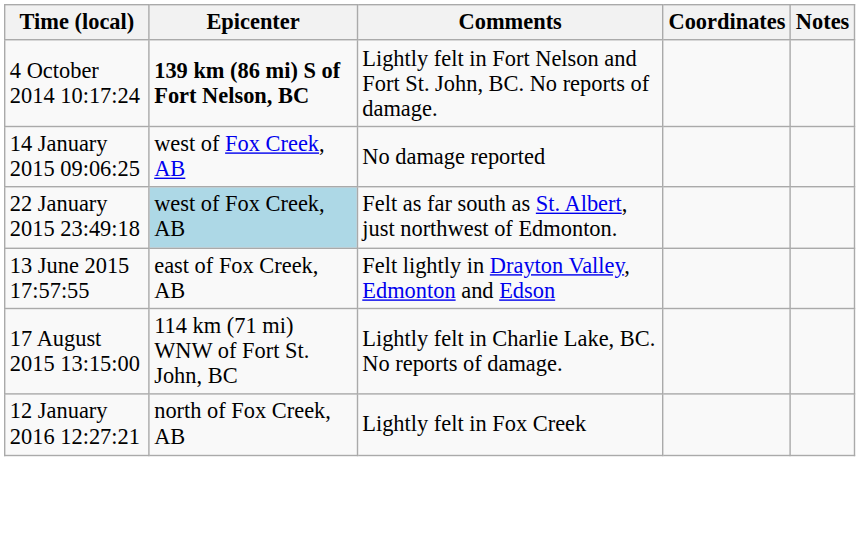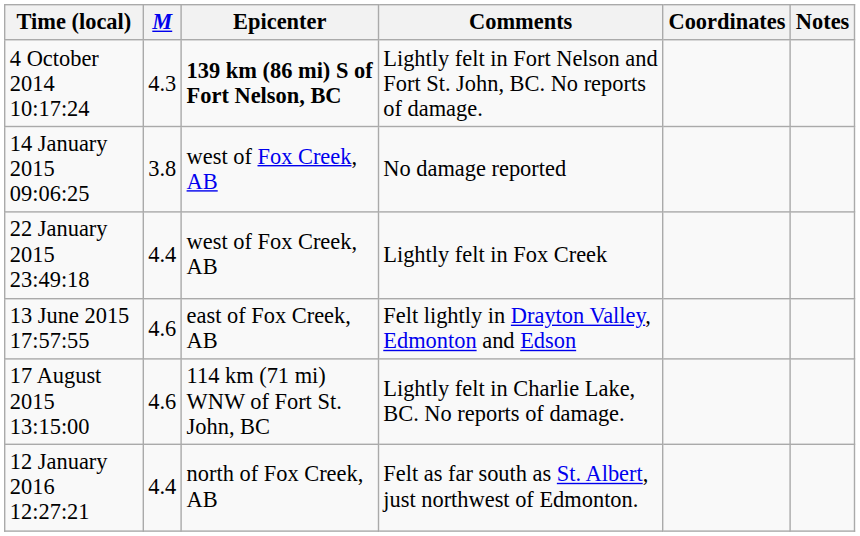+ column: (162, 22)
(239, 217) lightblue background -> (272, 254) no background
(495, 217) Felt as far south as St. Albert, just northwest of Edmonton. -> (495, 254) Lightly felt in Fox Creek
(474, 424) Lightly felt in Fox Creek -> (516, 487) Felt as far south as St. Albert, just northwest of Edmonton.
